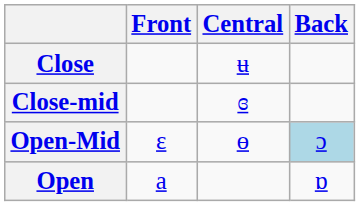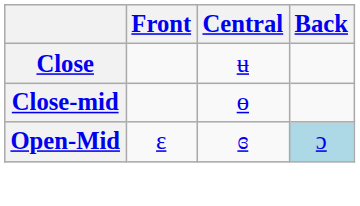(243, 102) ɞ -> (243, 102) ɵ
(243, 141) ɵ -> (243, 141) ɞ
- row: (65, 180)
